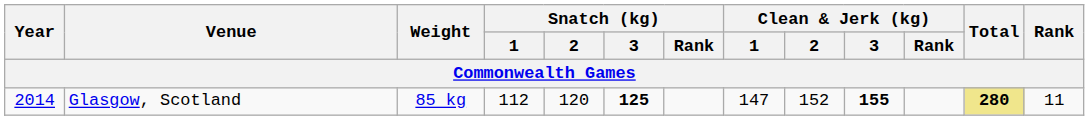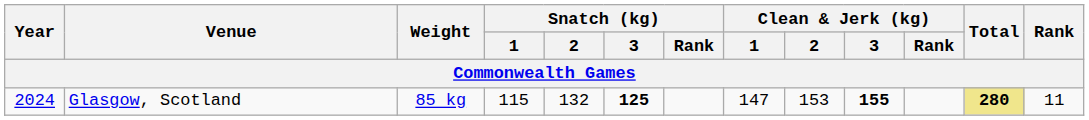(35, 101) 2014 -> (35, 101) 2024
(514, 101) 112 -> (514, 101) 115
(574, 101) 120 -> (574, 101) 132
(814, 101) 152 -> (814, 101) 153
